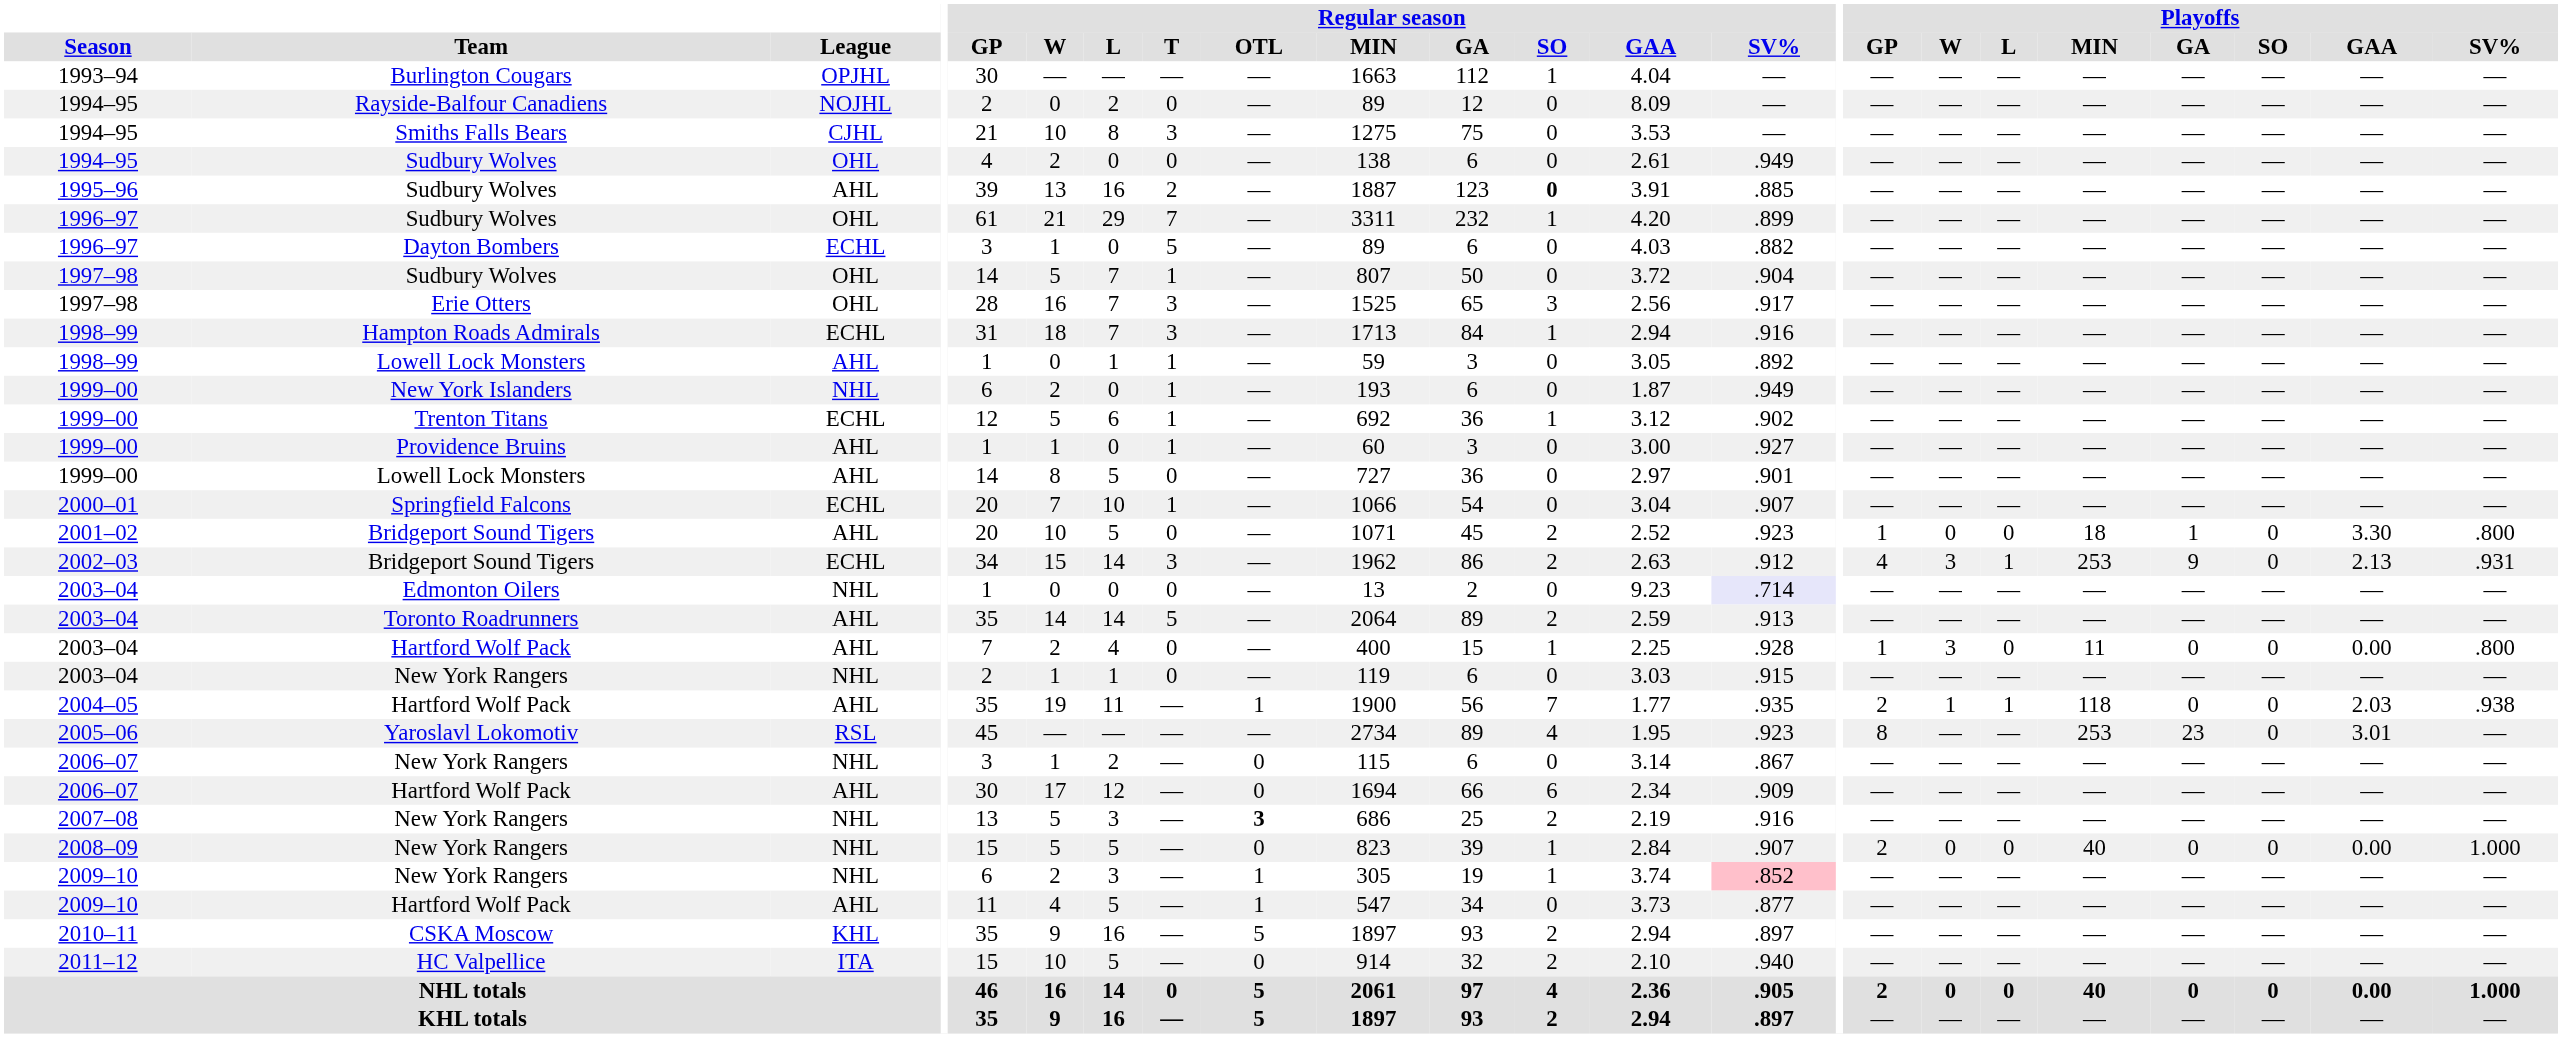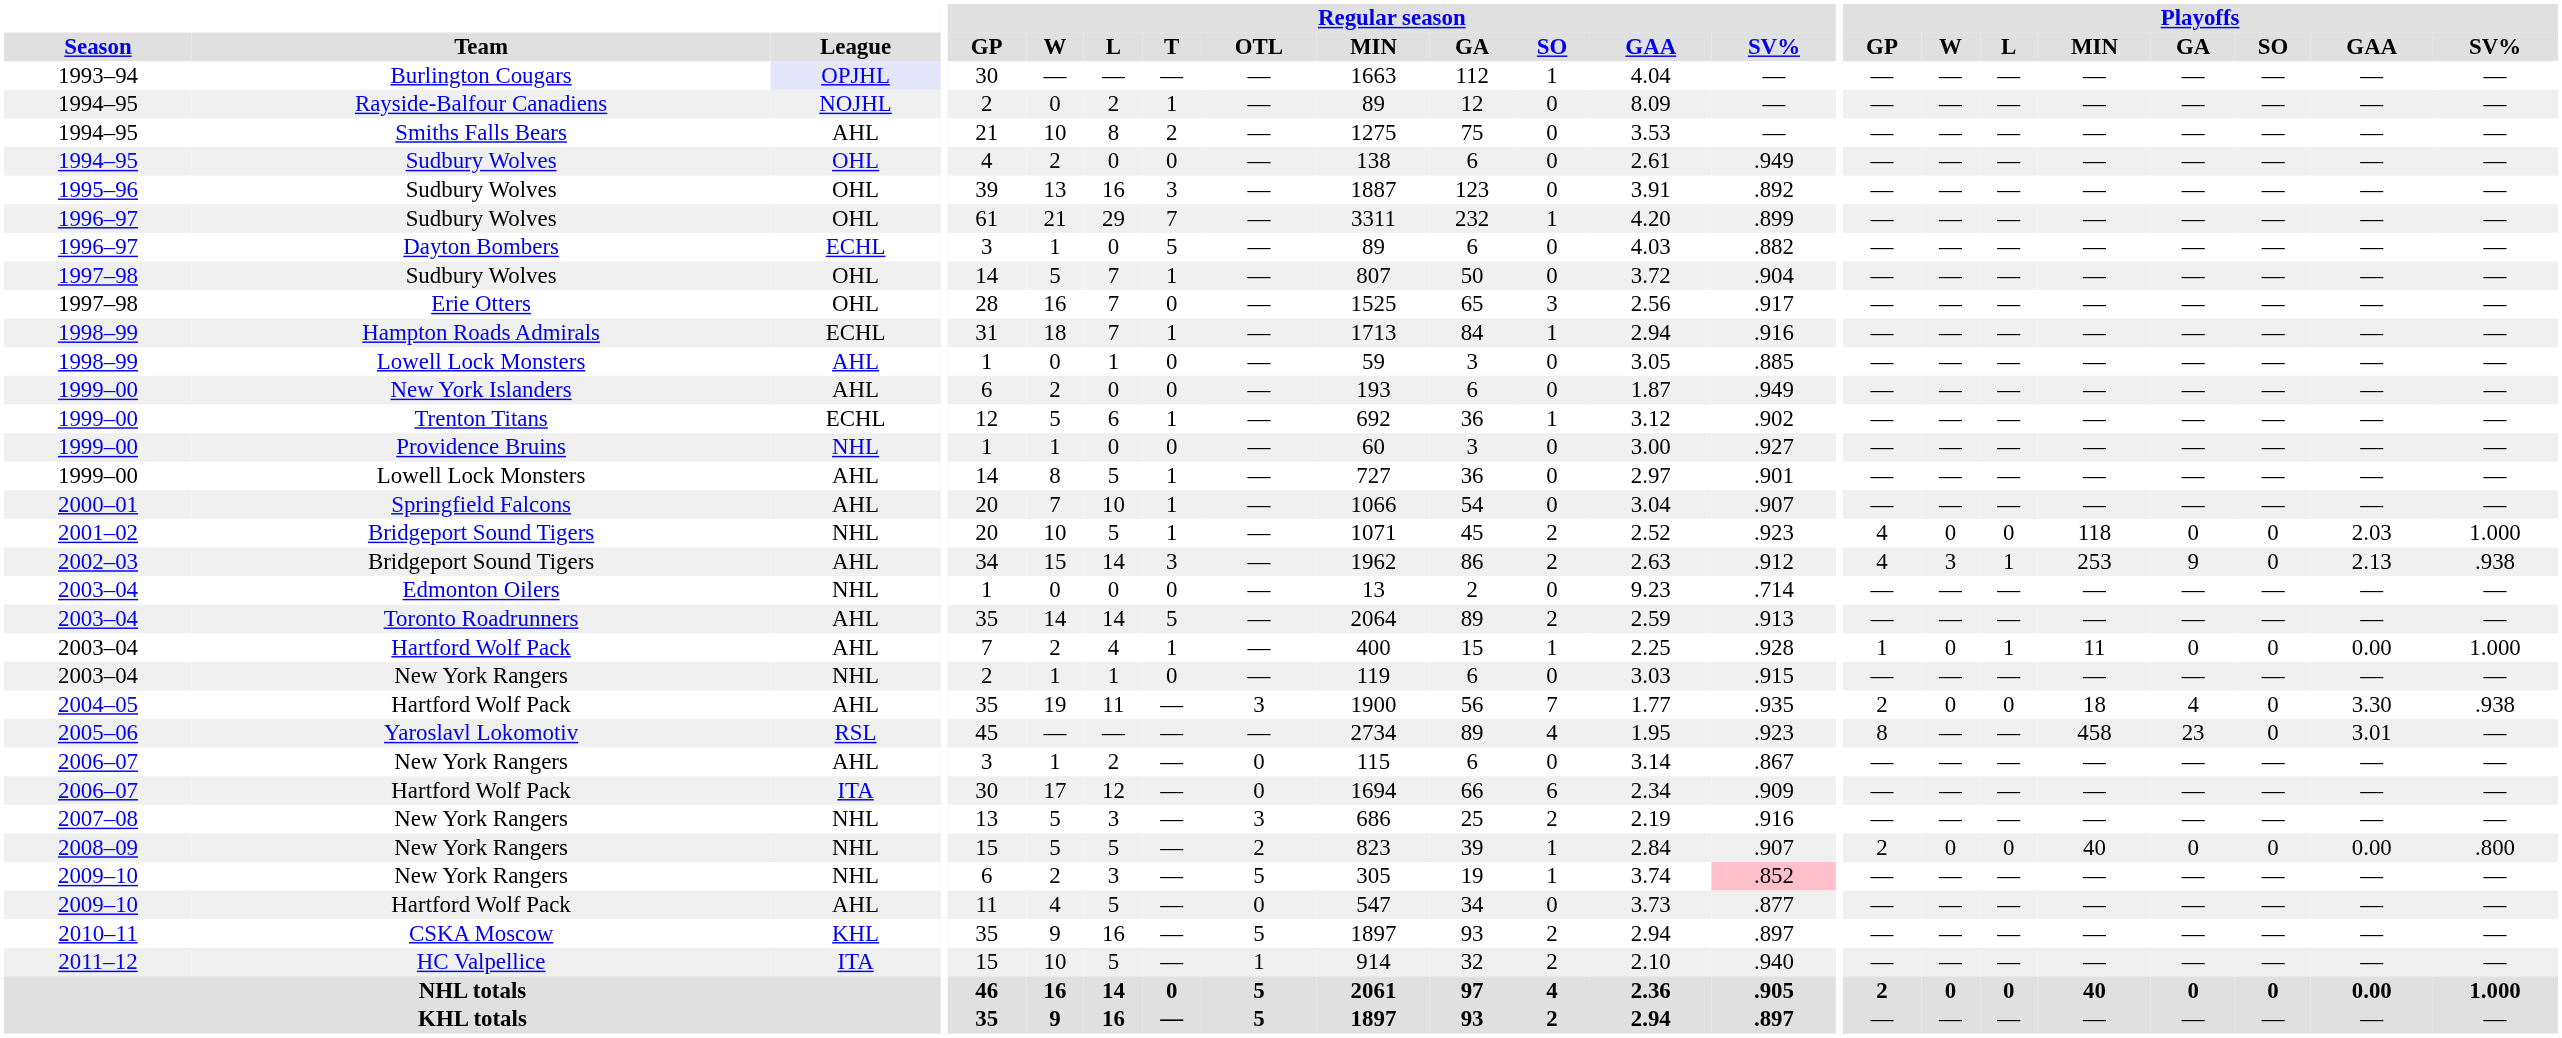(856, 75) no background -> (856, 75) lavender background
(1172, 103) 0 -> (1172, 103) 1
(856, 132) CJHL -> (856, 132) AHL
(1172, 132) 3 -> (1172, 132) 2
(856, 189) AHL -> (856, 189) OHL
(1172, 189) 2 -> (1172, 189) 3
(1552, 189) bold -> (1552, 189) normal
(1774, 189) .885 -> (1774, 189) .892
(1172, 304) 3 -> (1172, 304) 0
(1172, 332) 3 -> (1172, 332) 1
(1172, 361) 1 -> (1172, 361) 0
(1774, 361) .892 -> (1774, 361) .885
(856, 389) NHL -> (856, 389) AHL
(1172, 389) 1 -> (1172, 389) 0
(856, 447) AHL -> (856, 447) NHL
(1172, 447) 1 -> (1172, 447) 0
(1172, 475) 0 -> (1172, 475) 1
(856, 504) ECHL -> (856, 504) AHL
(856, 532) AHL -> (856, 532) NHL
(1172, 532) 0 -> (1172, 532) 1
(1882, 532) 1 -> (1882, 532) 4
(2094, 532) 18 -> (2094, 532) 118
(2193, 532) 1 -> (2193, 532) 0
(2372, 532) 3.30 -> (2372, 532) 2.03
(2495, 532) .800 -> (2495, 532) 1.000
(856, 561) ECHL -> (856, 561) AHL
(2495, 561) .931 -> (2495, 561) .938
(1774, 590) lavender background -> (1774, 590) no background
(1172, 647) 0 -> (1172, 647) 1
(1950, 647) 3 -> (1950, 647) 0
(2009, 647) 0 -> (2009, 647) 1
(2495, 647) .800 -> (2495, 647) 1.000
(1259, 704) 1 -> (1259, 704) 3
(1950, 704) 1 -> (1950, 704) 0
(2009, 704) 1 -> (2009, 704) 0
(2094, 704) 118 -> (2094, 704) 18
(2193, 704) 0 -> (2193, 704) 4
(2372, 704) 2.03 -> (2372, 704) 3.30
(2094, 733) 253 -> (2094, 733) 458
(856, 761) NHL -> (856, 761) AHL
(856, 790) AHL -> (856, 790) ITA
(1259, 818) bold -> (1259, 818) normal
(1259, 847) 0 -> (1259, 847) 2
(2495, 847) 1.000 -> (2495, 847) .800
(1259, 876) 1 -> (1259, 876) 5
(1259, 904) 1 -> (1259, 904) 0
(1259, 961) 0 -> (1259, 961) 1
